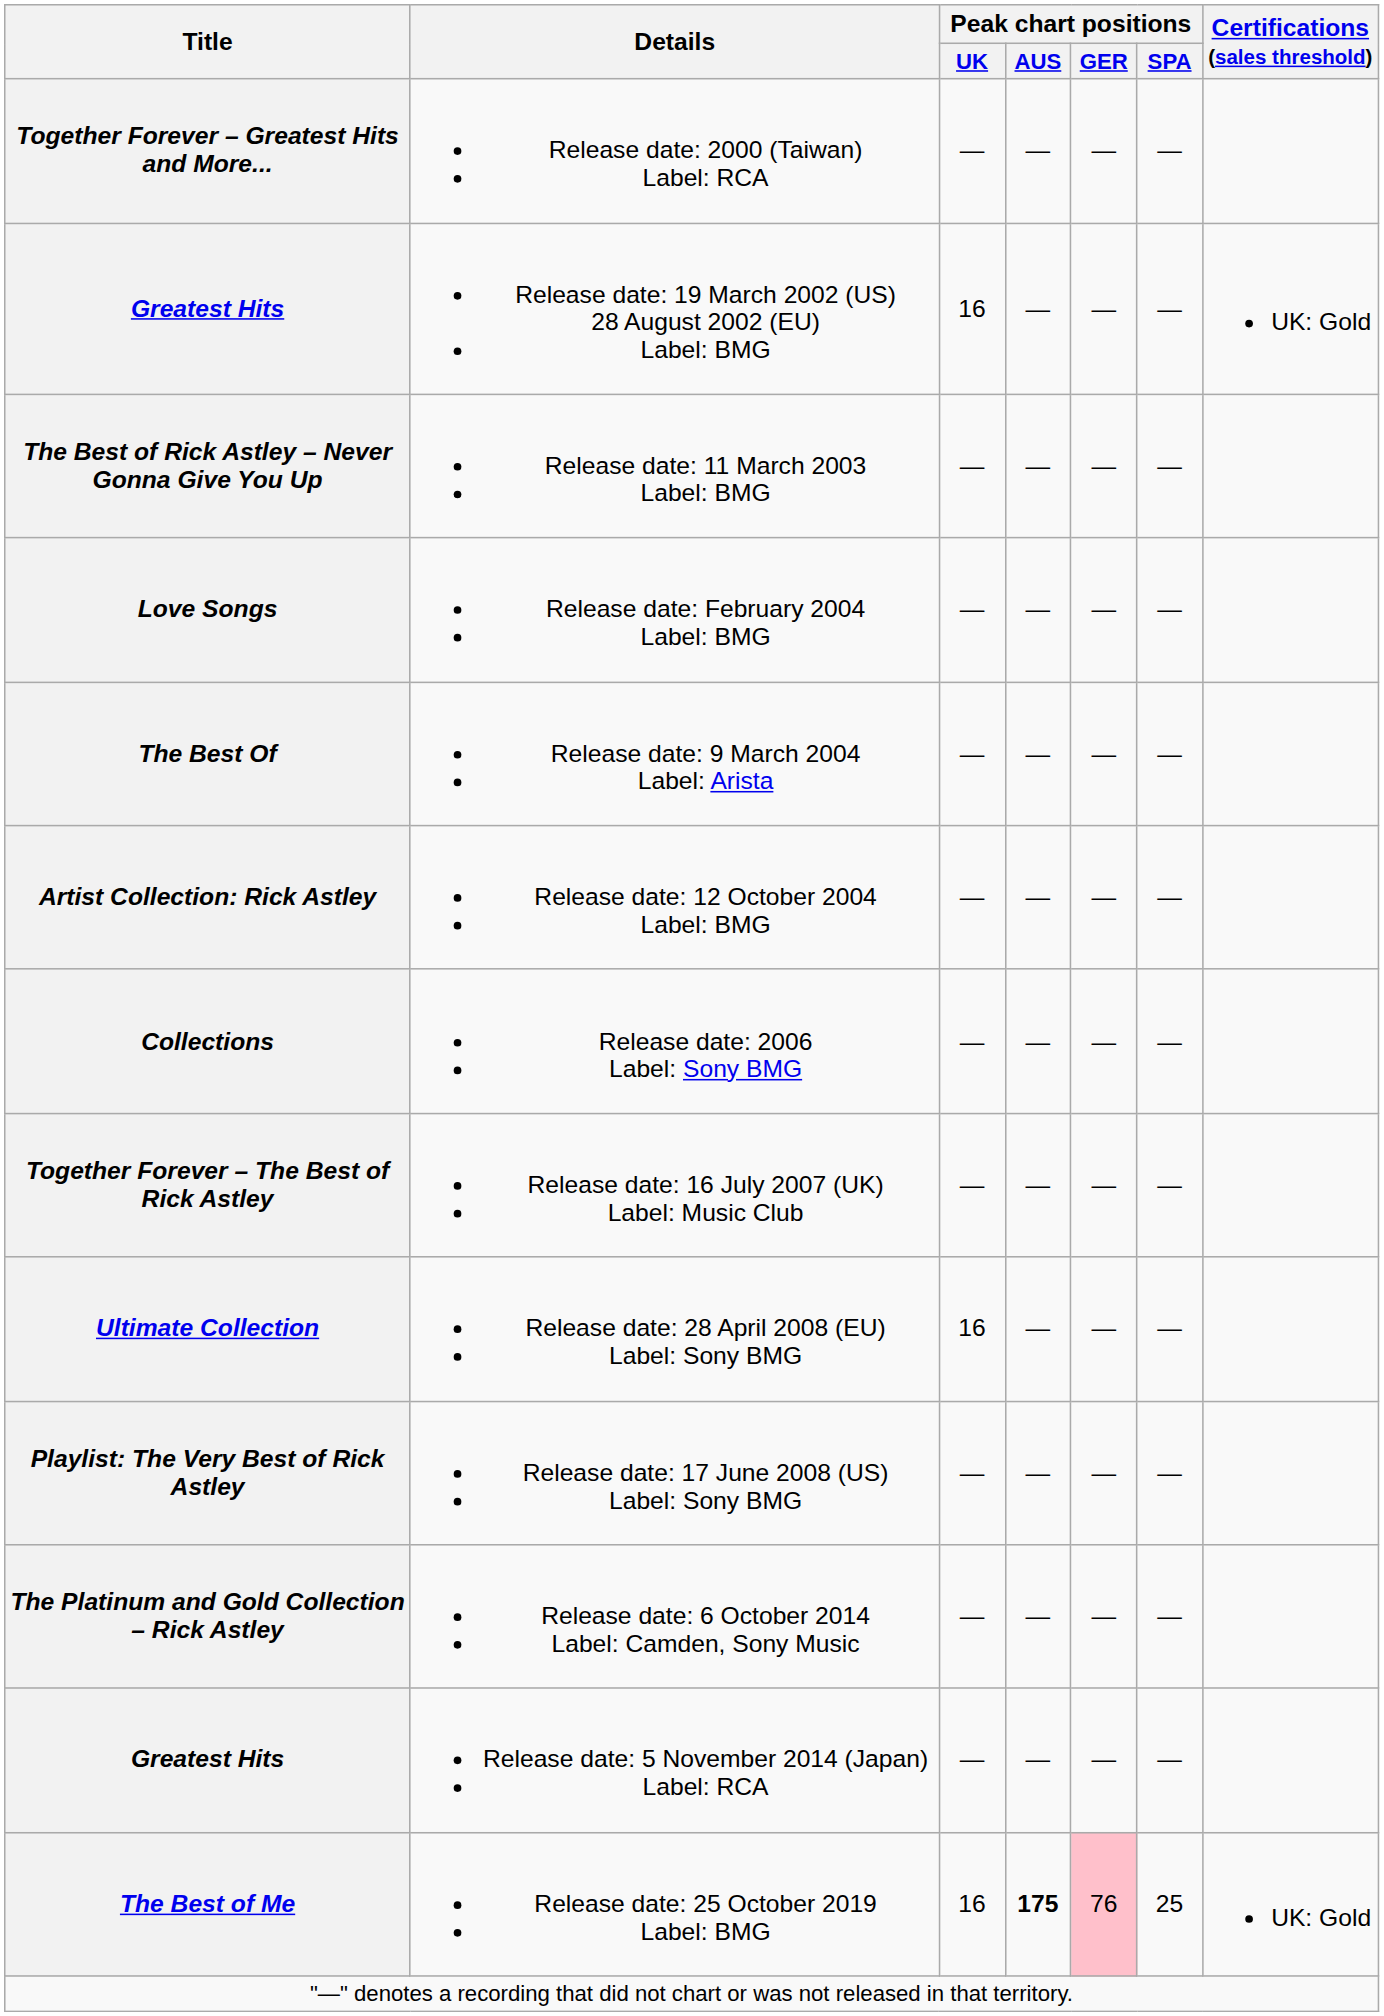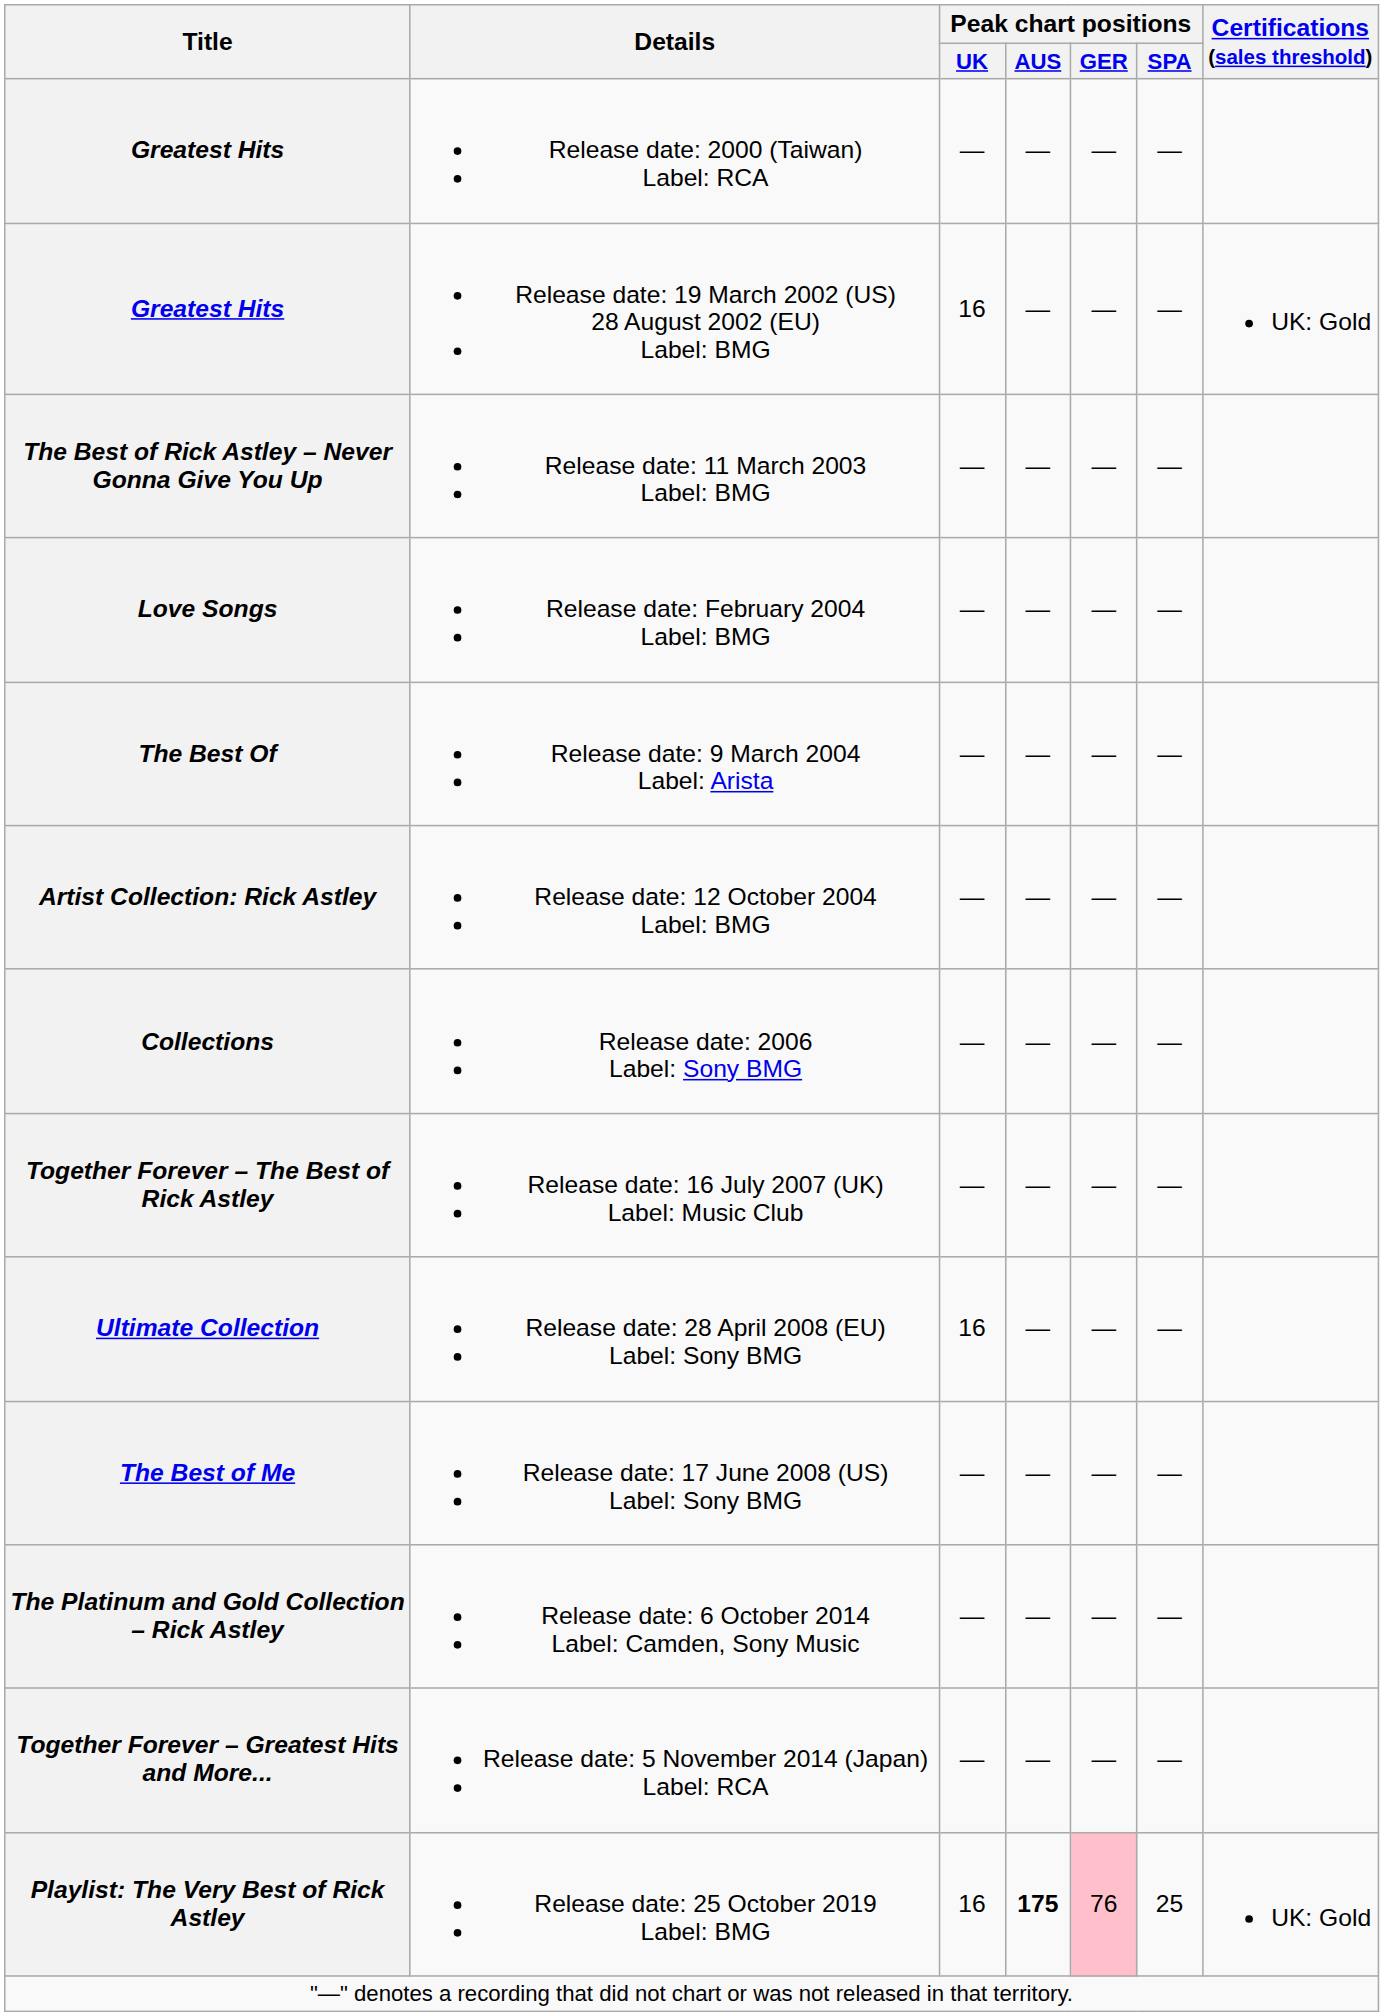(208, 150) Together Forever – Greatest Hits and More... -> (208, 150) Greatest Hits
(208, 1472) Playlist: The Very Best of Rick Astley -> (208, 1472) The Best of Me
(208, 1760) Greatest Hits -> (208, 1760) Together Forever – Greatest Hits and More...
(208, 1903) The Best of Me -> (208, 1903) Playlist: The Very Best of Rick Astley
